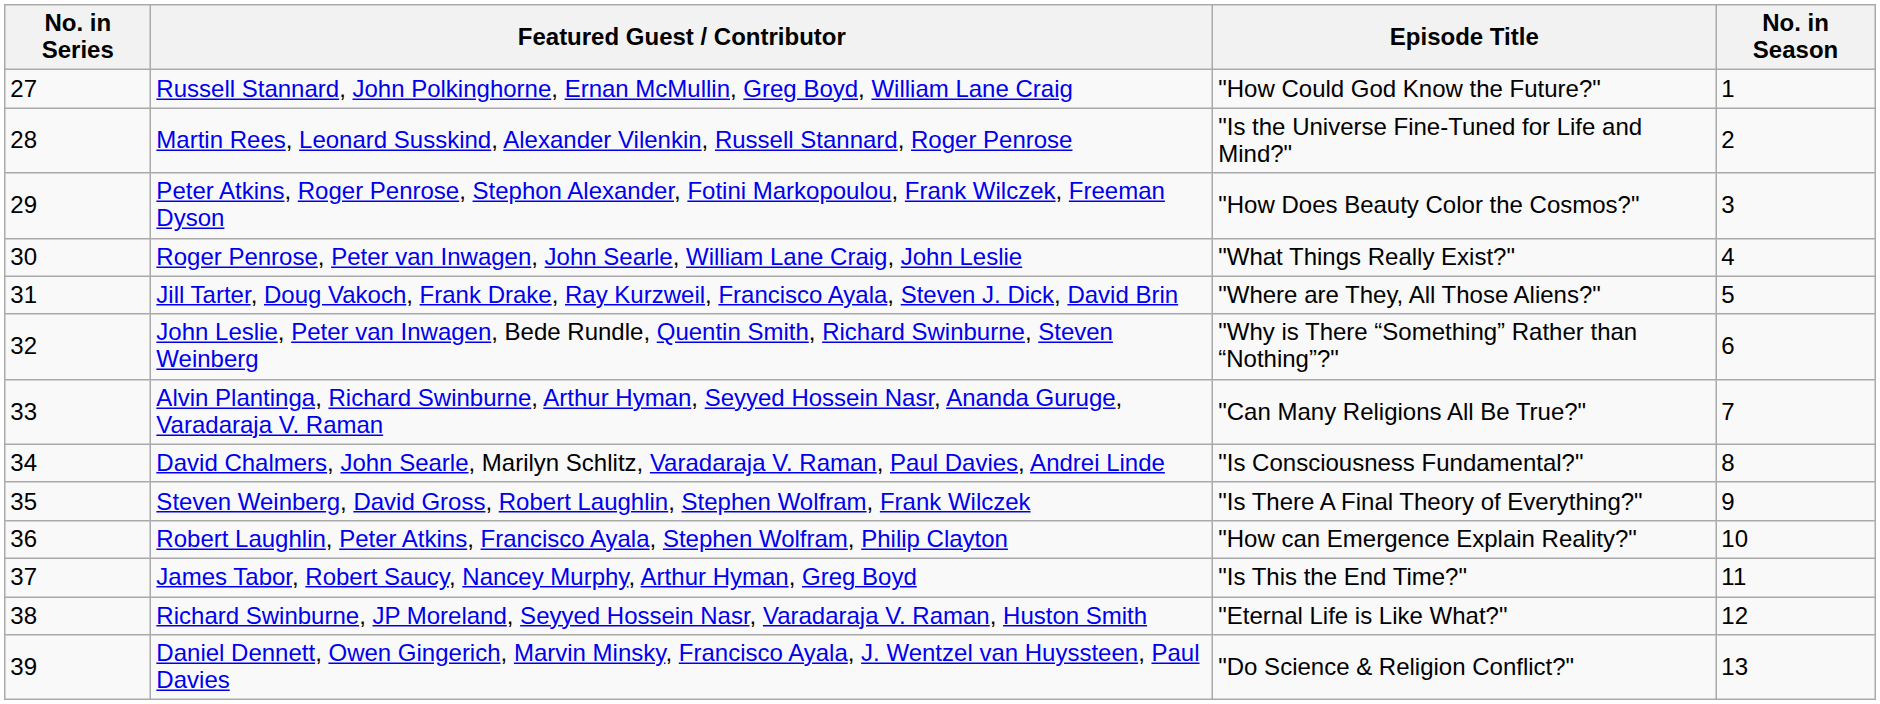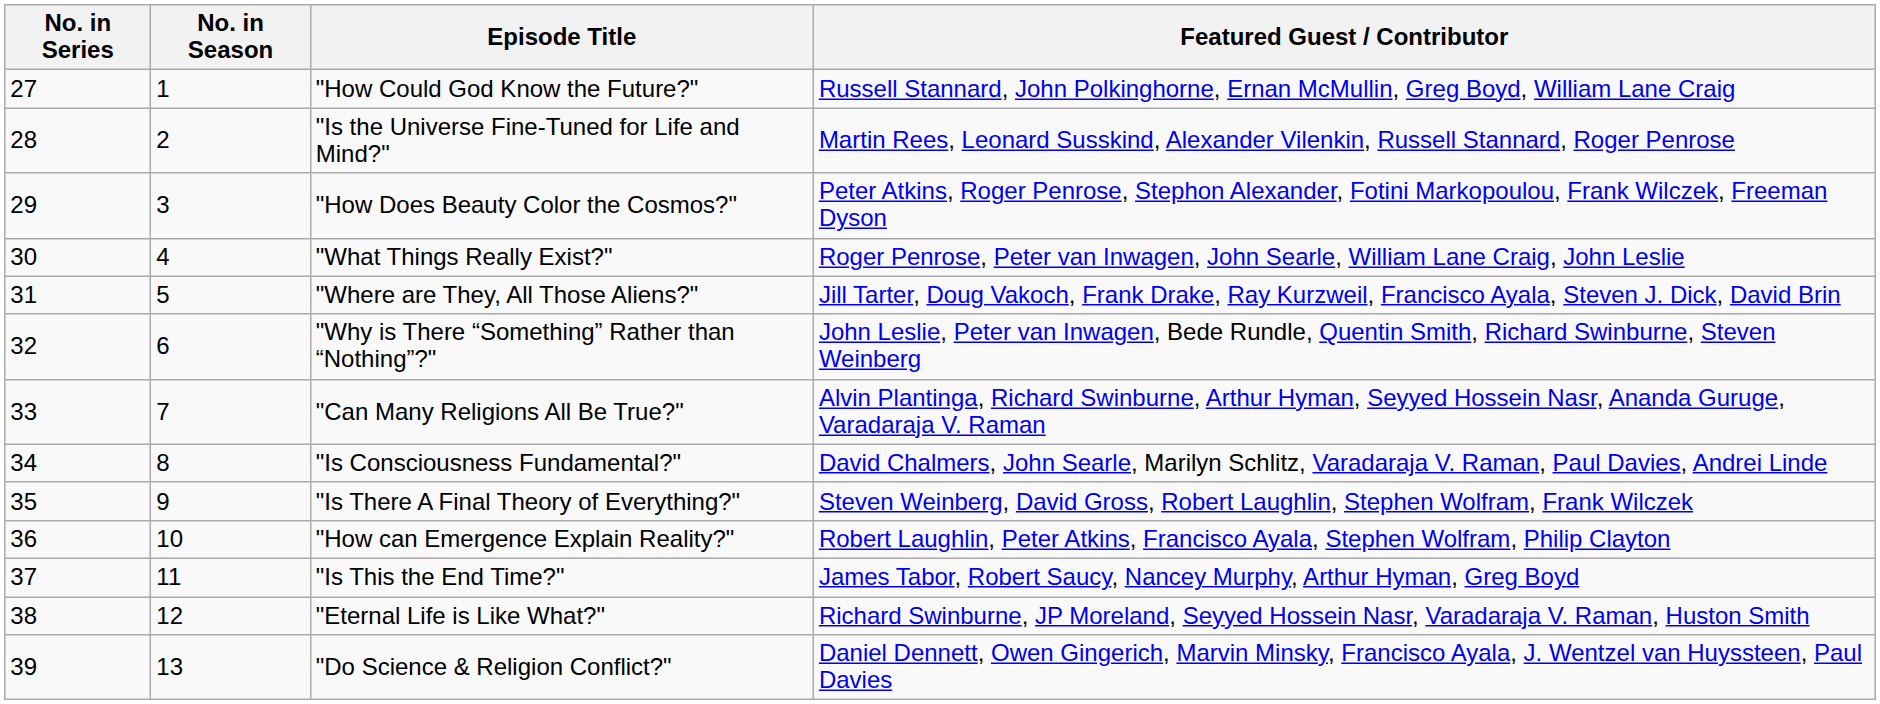columns swapped: (1796, 37) <-> (682, 37)
